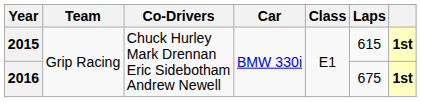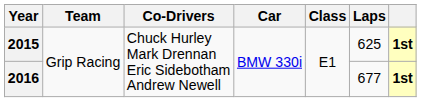(369, 45) 615 -> (369, 45) 625
(369, 79) 675 -> (369, 79) 677
